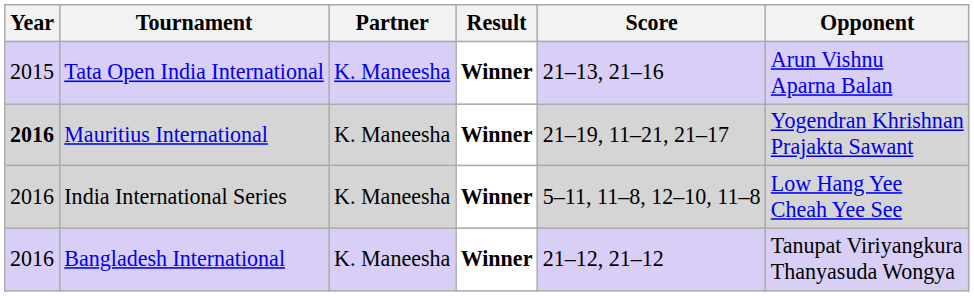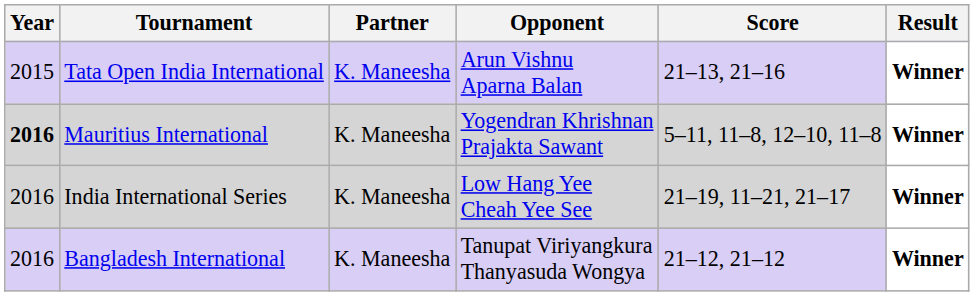columns swapped: (867, 23) <-> (497, 23)
(636, 134) 21–19, 11–21, 21–17 -> (773, 134) 5–11, 11–8, 12–10, 11–8
(652, 197) 5–11, 11–8, 12–10, 11–8 -> (757, 197) 21–19, 11–21, 21–17
